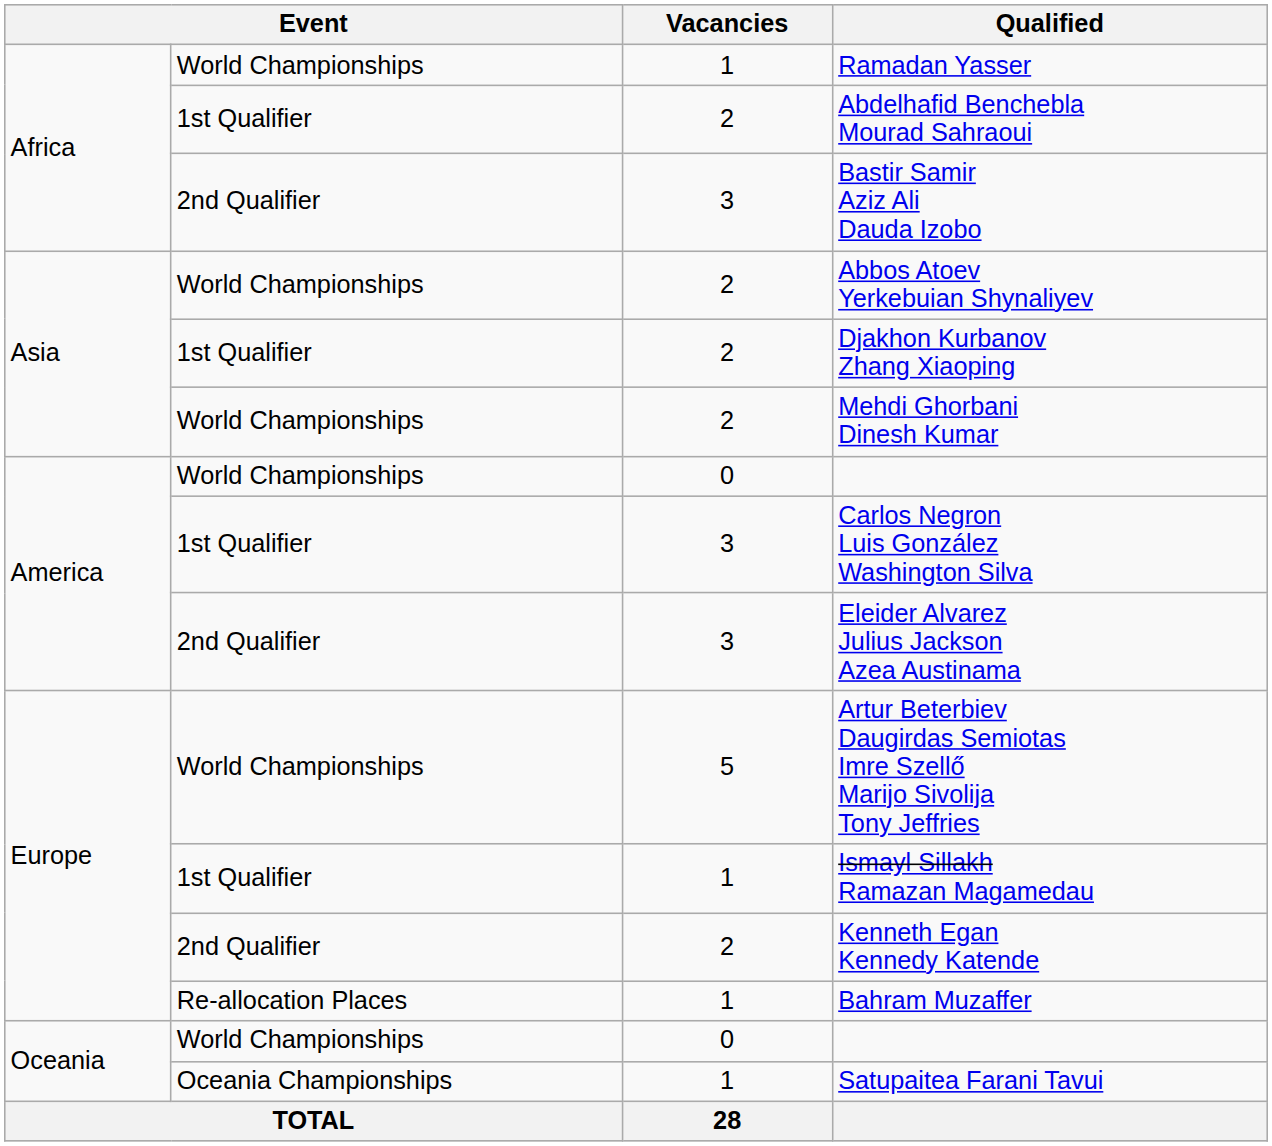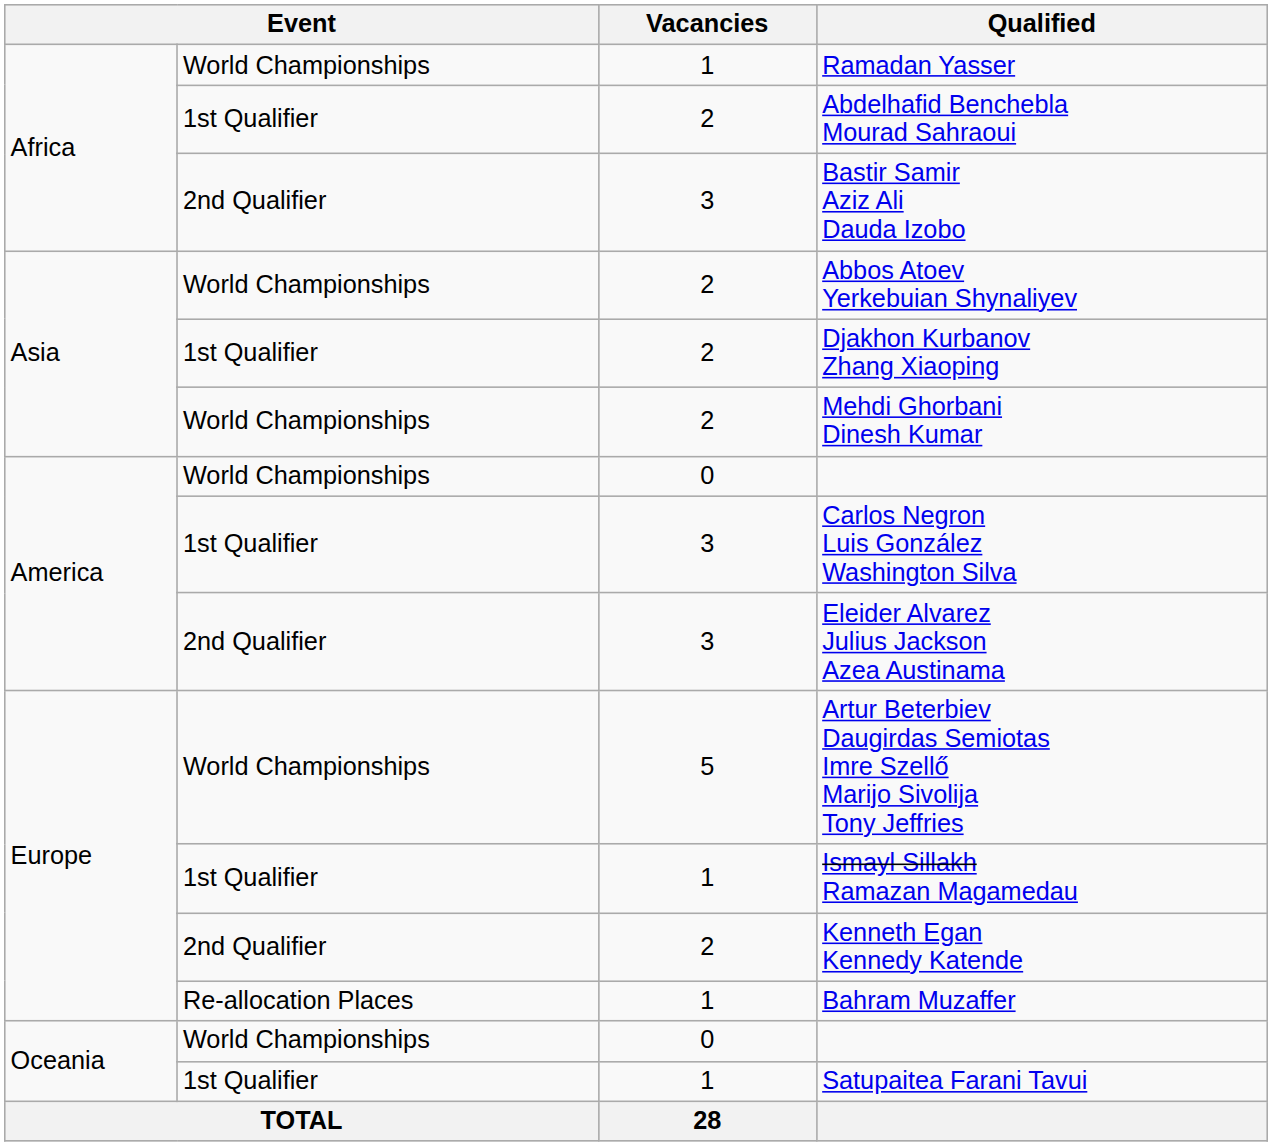(315, 1080) Oceania Championships -> (250, 1080) 1st Qualifier
